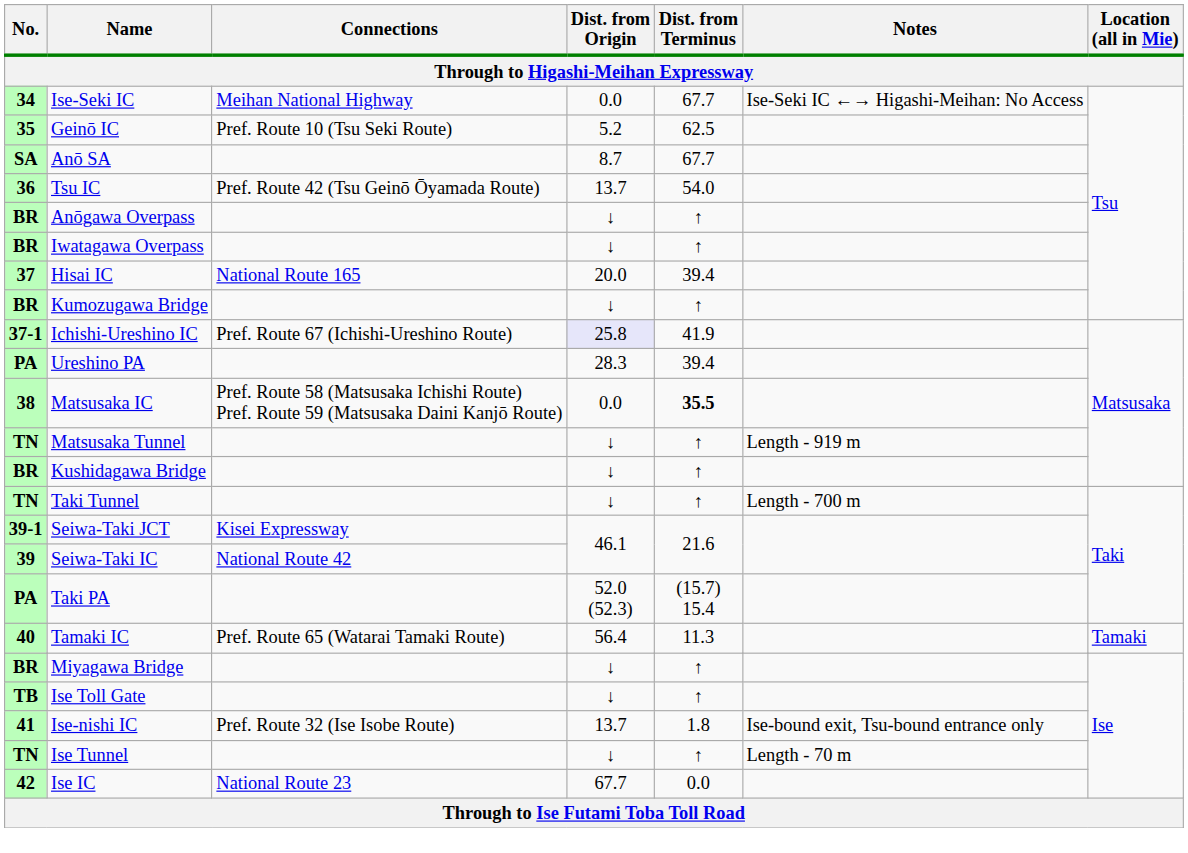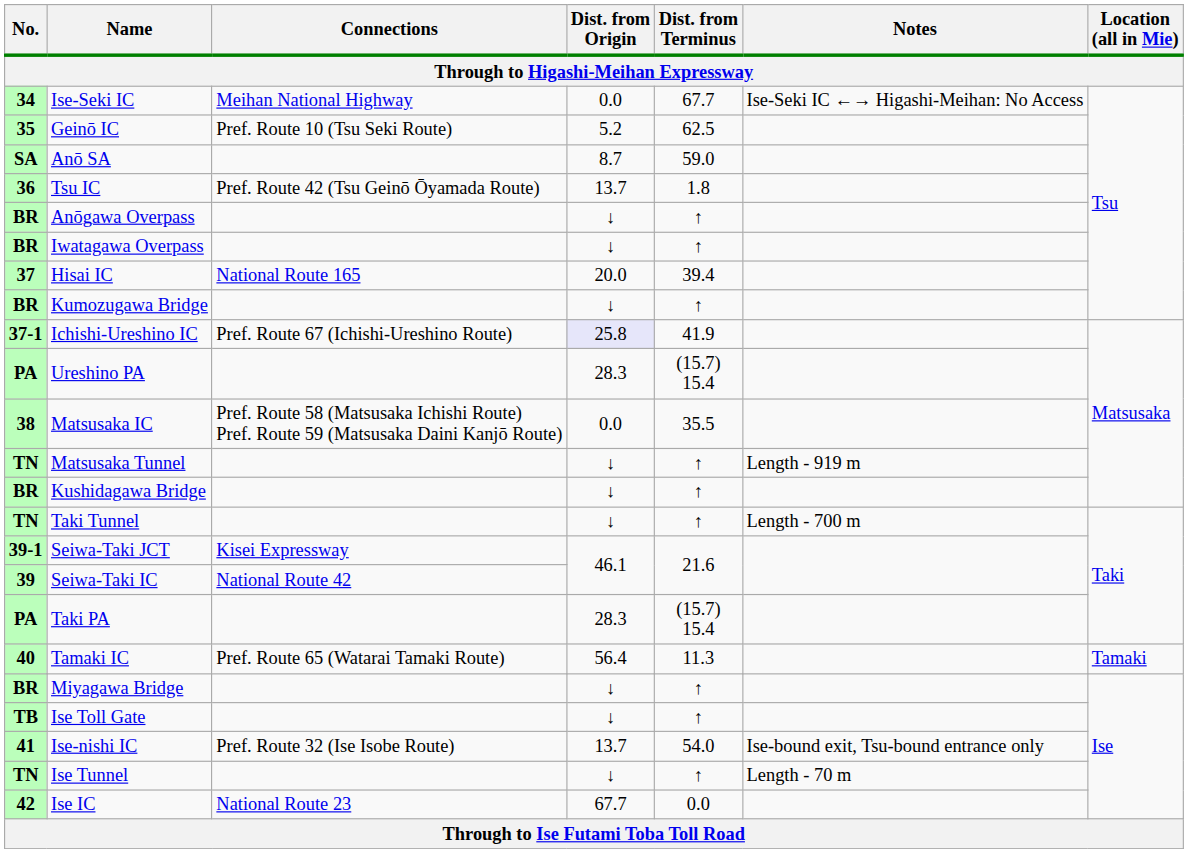(698, 158) 67.7 -> (698, 158) 59.0
(698, 187) 54.0 -> (698, 187) 1.8
(698, 363) 39.4 -> (698, 373) (15.7) 15.4
(698, 402) bold -> (698, 423) normal
(610, 598) 52.0 (52.3) -> (610, 619) 28.3
(698, 725) 1.8 -> (698, 746) 54.0
